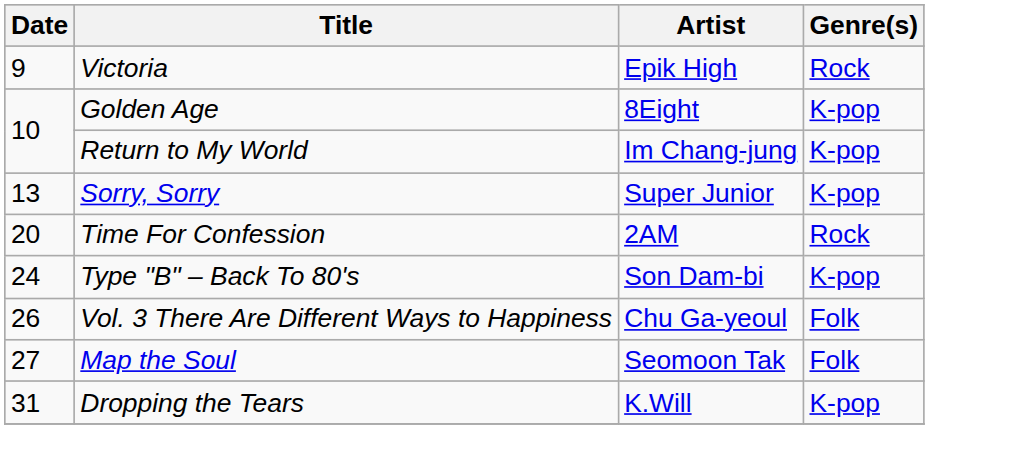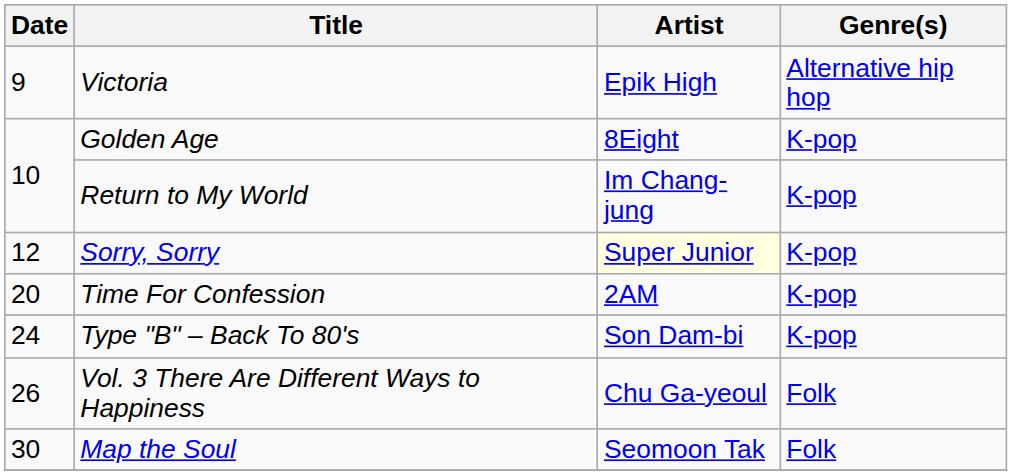(840, 67) Rock -> (870, 82) Alternative hip hop
(26, 192) 13 -> (26, 252) 12
(699, 192) no background -> (679, 252) lightyellow background
(840, 234) Rock -> (822, 294) K-pop
(26, 360) 27 -> (26, 449) 30
- row: (192, 402)
